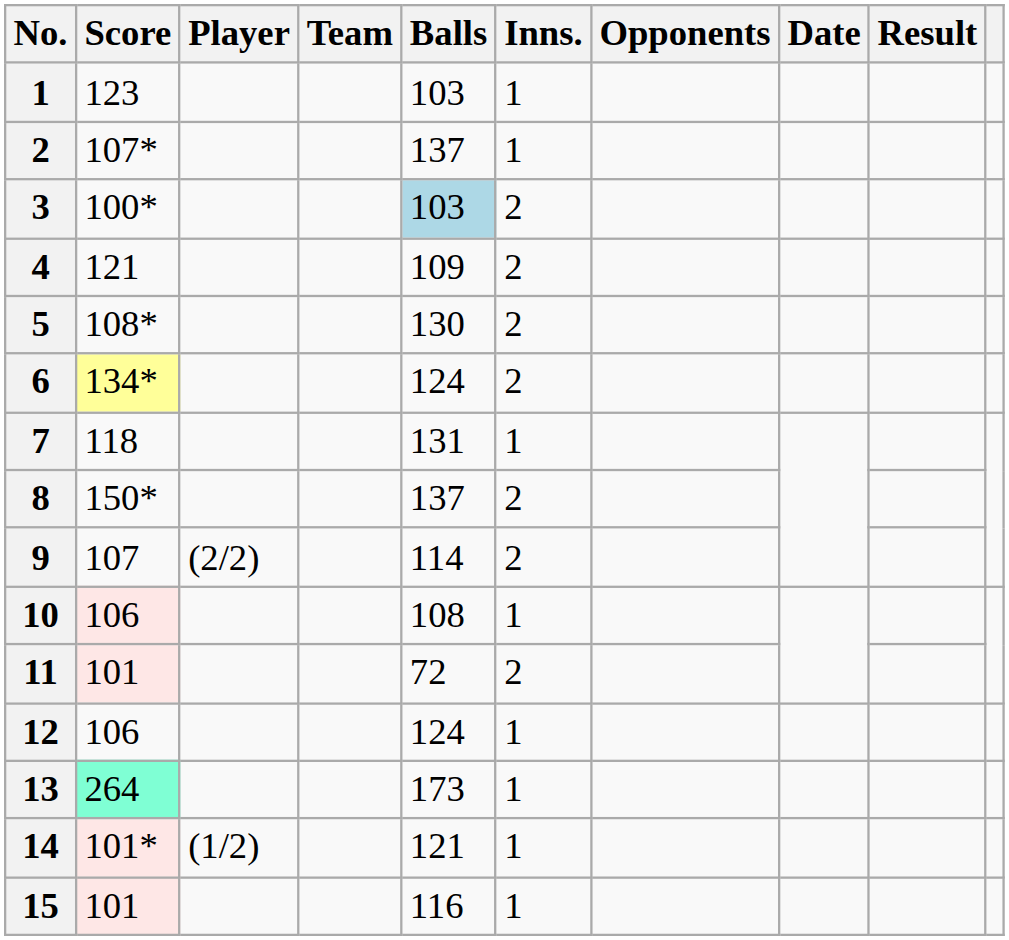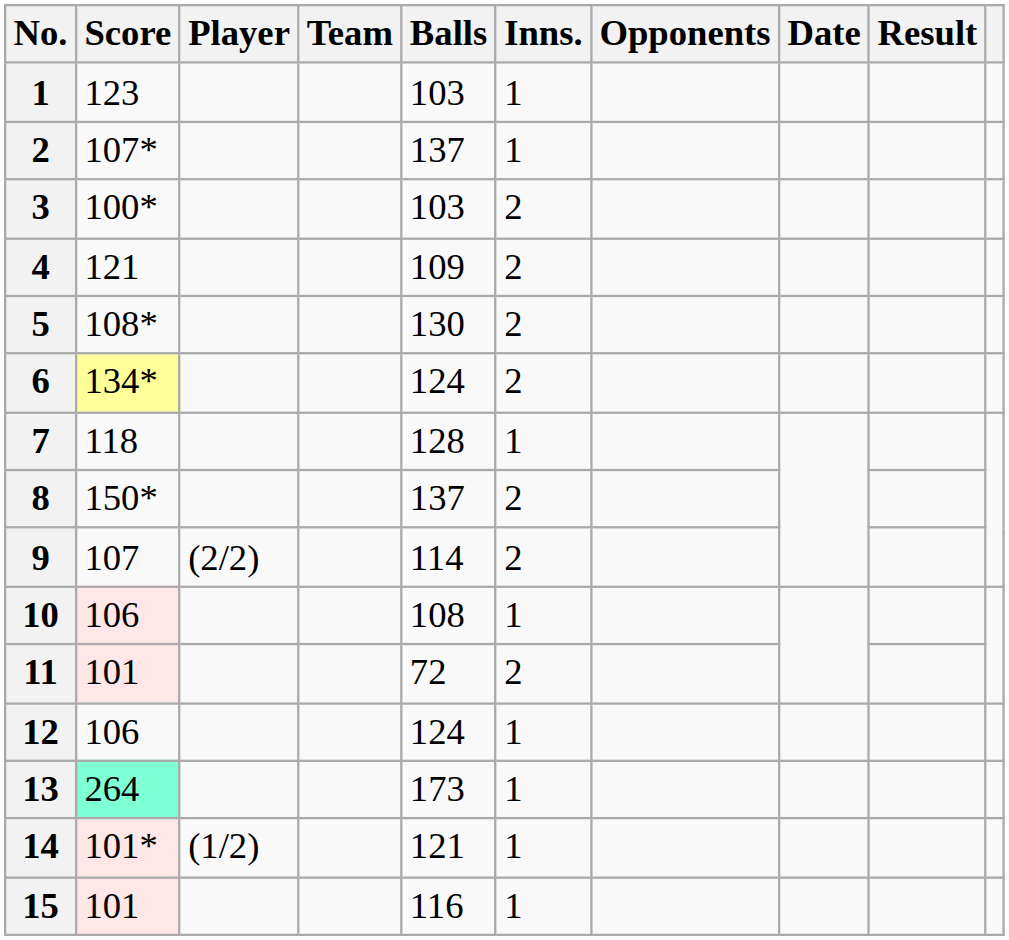(437, 207) lightblue background -> (437, 207) no background
(437, 440) 131 -> (437, 440) 128
